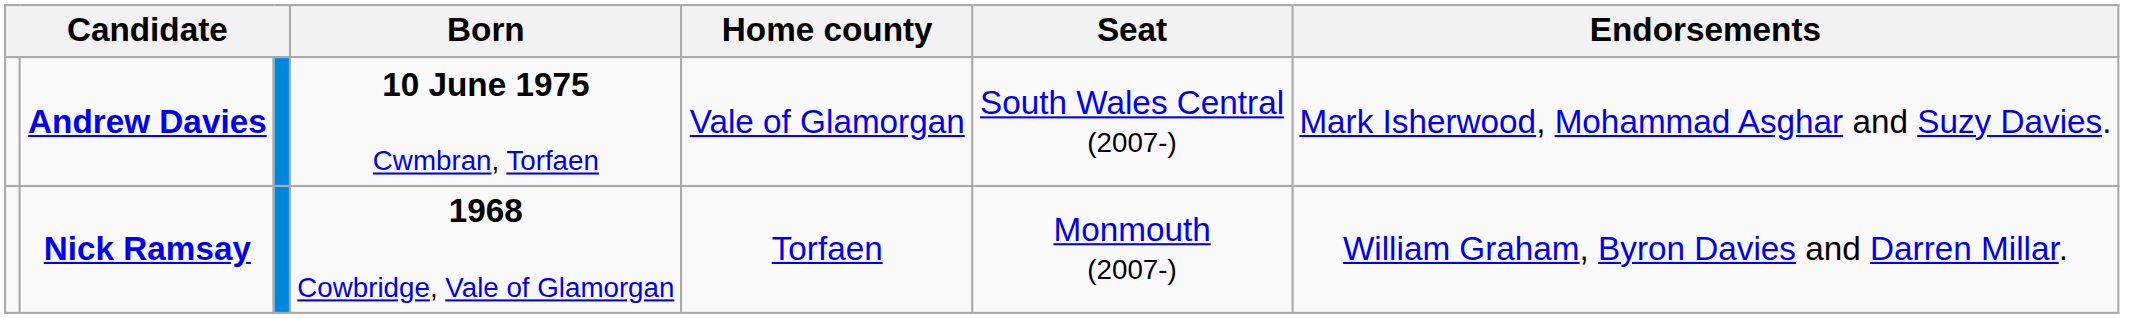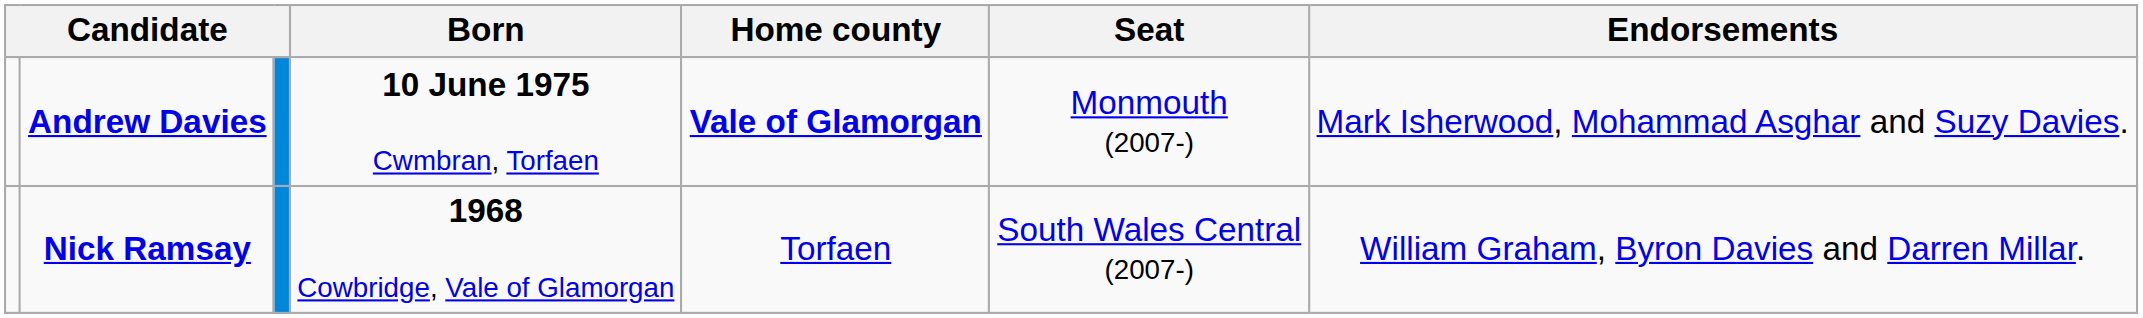(827, 121) normal -> (836, 121) bold
(1132, 121) South Wales Central (2007-) -> (1149, 121) Monmouth (2007-)
(1132, 248) Monmouth (2007-) -> (1149, 248) South Wales Central (2007-)
